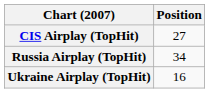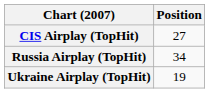(179, 77) 16 -> (179, 77) 19
